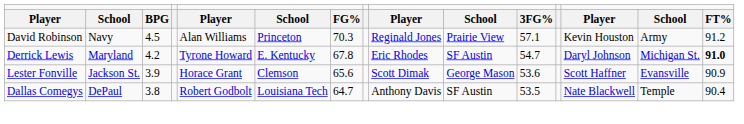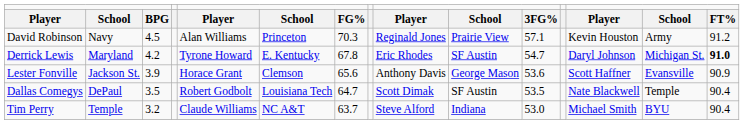(400, 73) Scott Dimak -> (411, 73) Anthony Davis
(153, 92) 3.8 -> (153, 92) 3.5
(406, 92) Anthony Davis -> (405, 92) Scott Dimak
+ row: (30, 110)
